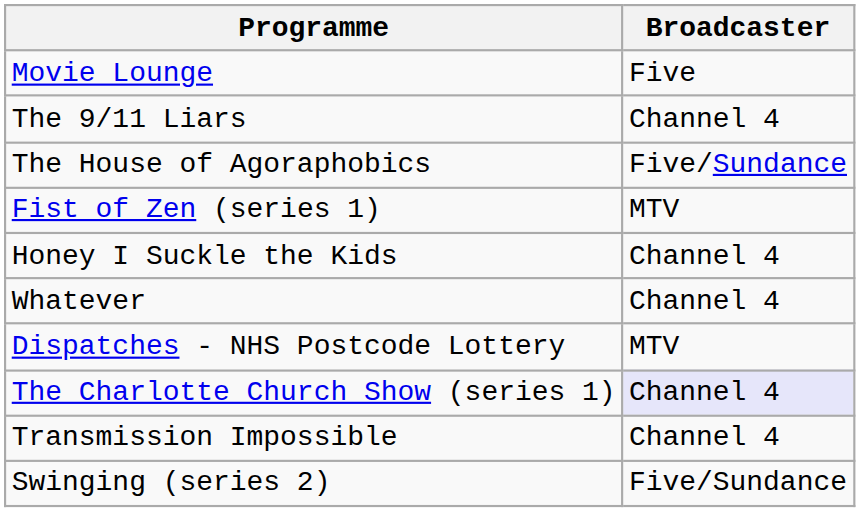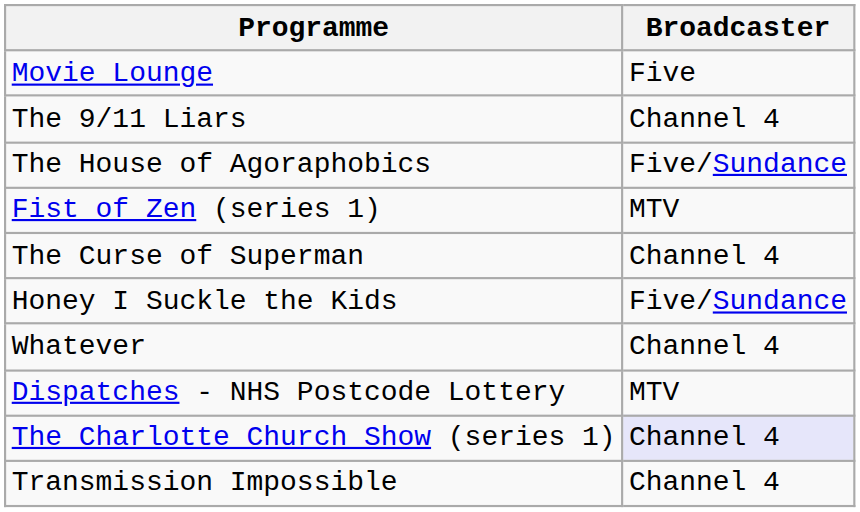+ row: (188, 256)
(704, 256) Channel 4 -> (738, 301) Five/Sundance
- row: (171, 483)
